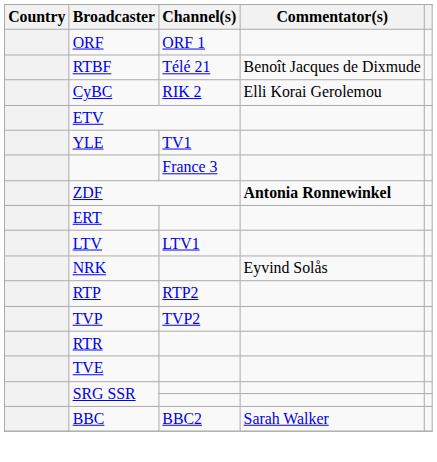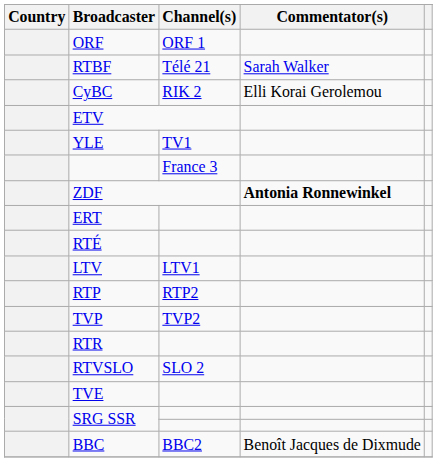(332, 67) Benoît Jacques de Dixmude -> (286, 67) Sarah Walker
+ row: (87, 243)
- row: (89, 268)
+ row: (103, 368)
(286, 419) Sarah Walker -> (332, 444) Benoît Jacques de Dixmude
